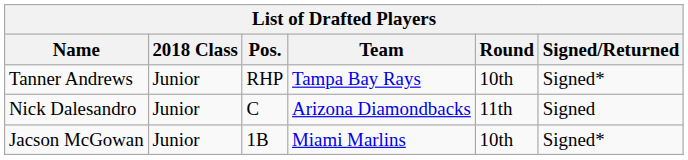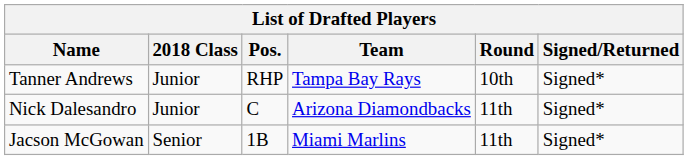(569, 109) Signed -> (574, 109) Signed*
(176, 139) Junior -> (177, 139) Senior
(496, 139) 10th -> (496, 139) 11th
